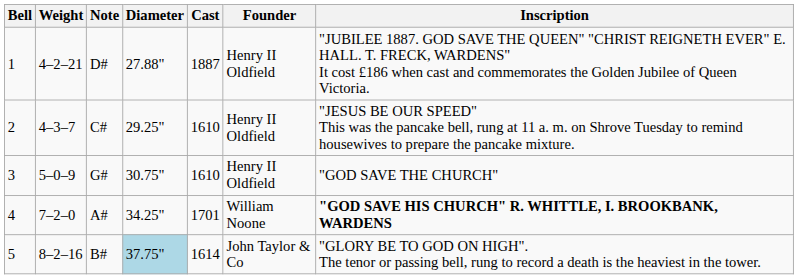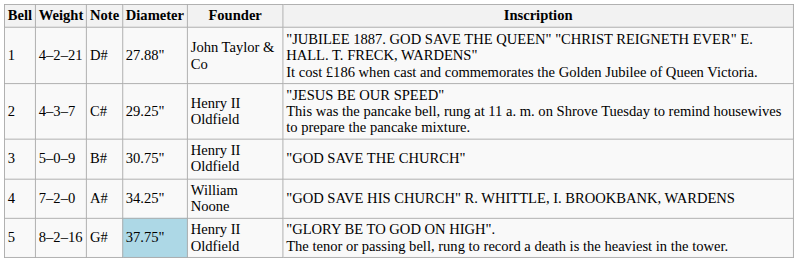- column: (205, 16)
(251, 63) Henry II Oldfield -> (233, 55) John Taylor & Co
(99, 175) G# -> (98, 159) B#
(518, 214) bold -> (511, 198) normal
(98, 254) B# -> (99, 237) G#
(268, 254) John Taylor & Co -> (216, 237) Henry II Oldfield
